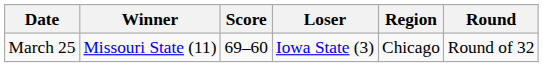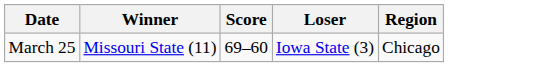- column: (491, 18)
